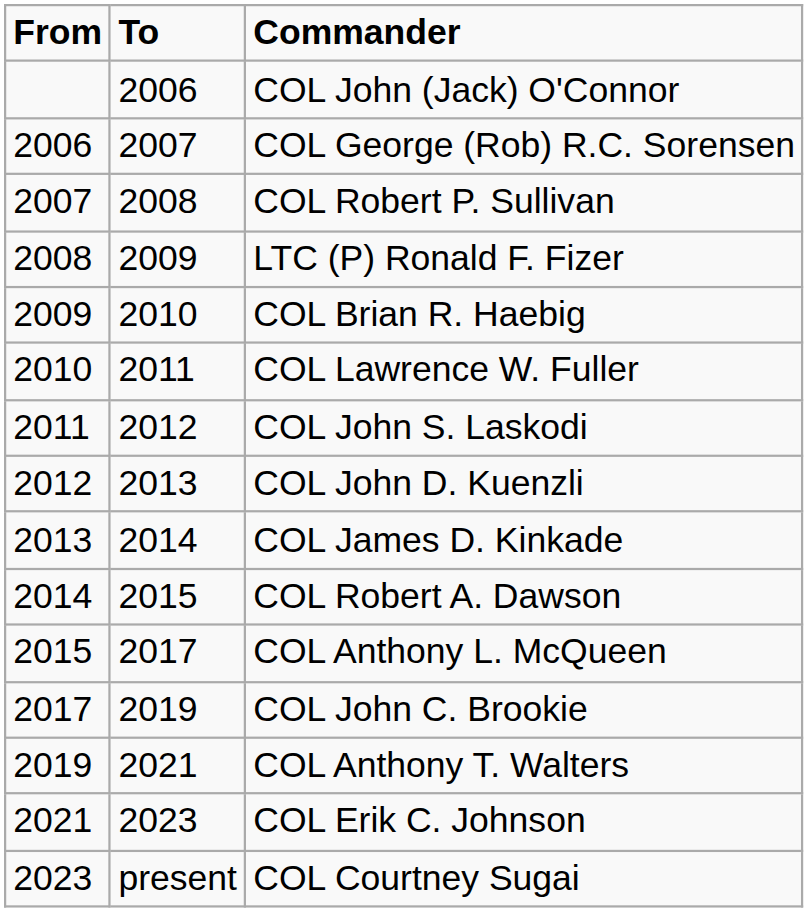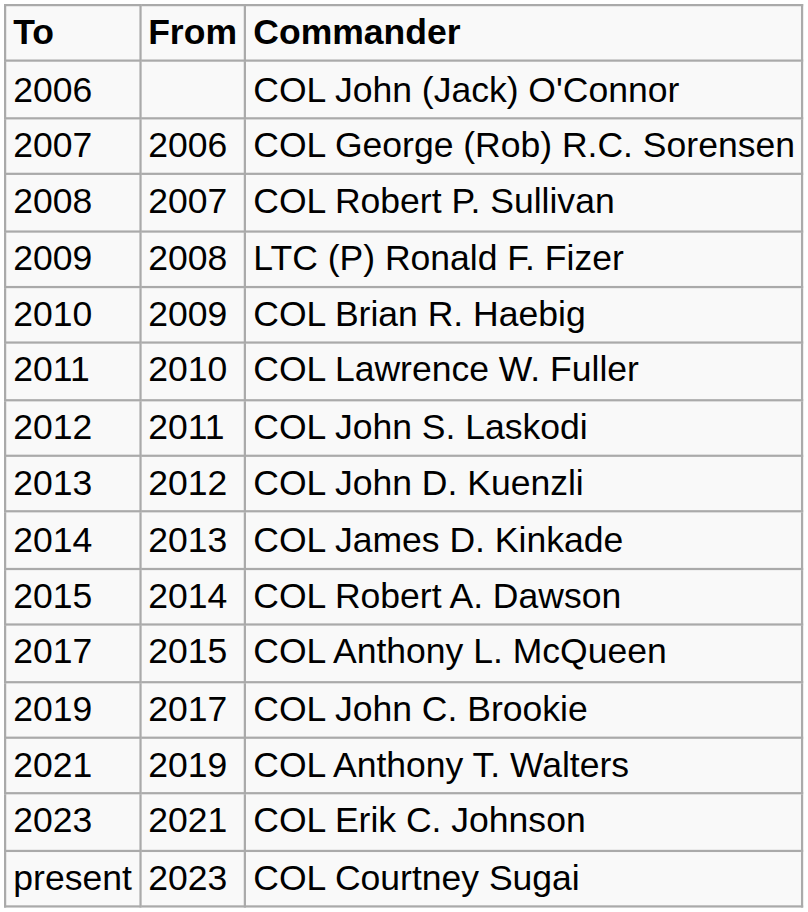columns swapped: (58, 32) <-> (139, 32)
